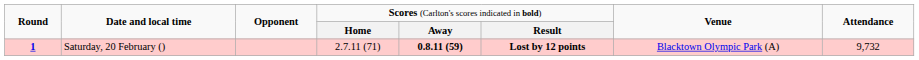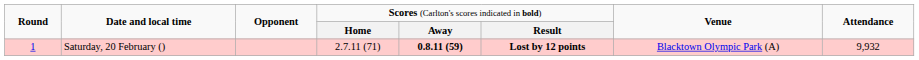(33, 47) bold -> (33, 47) normal
(868, 47) 9,732 -> (868, 47) 9,932
